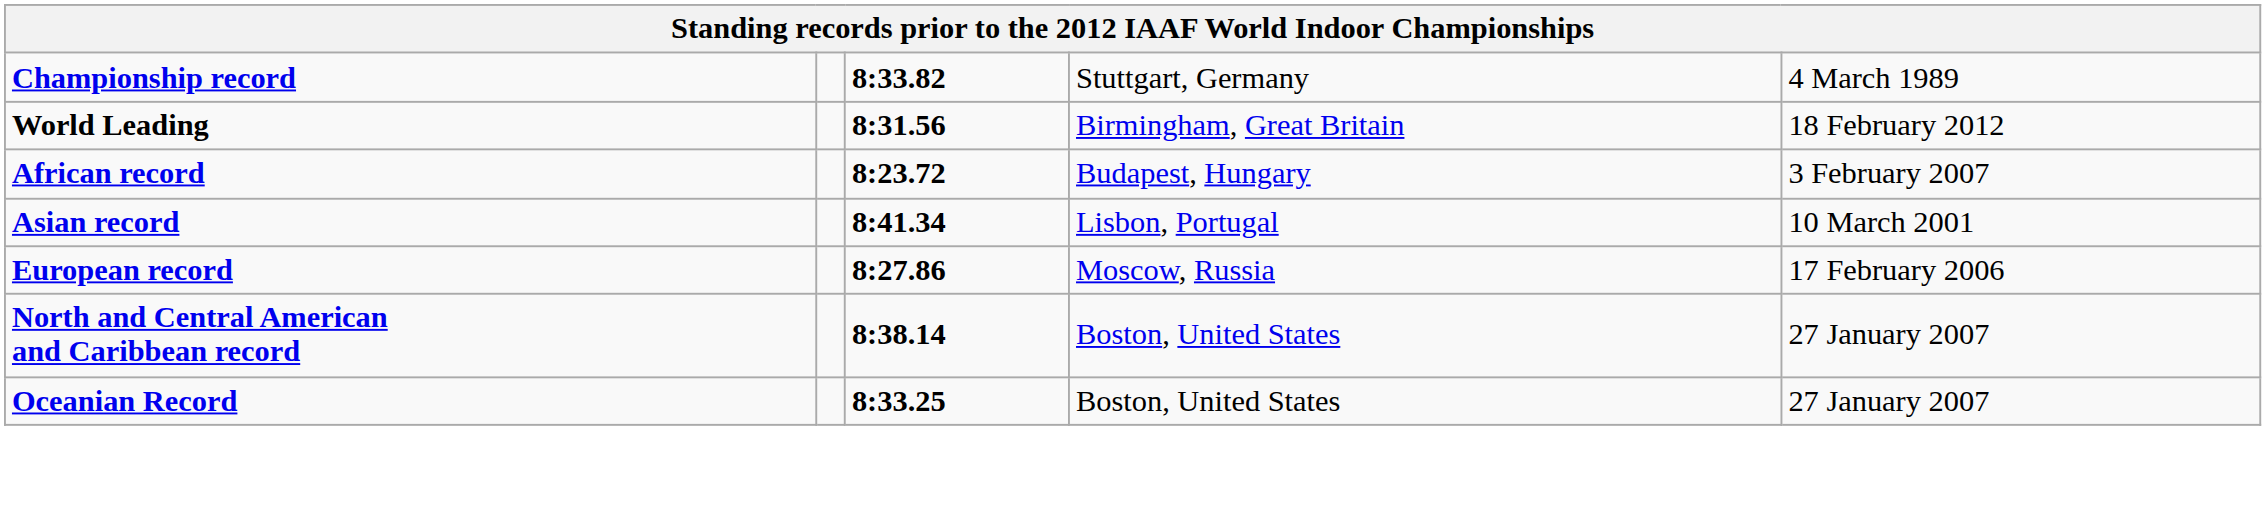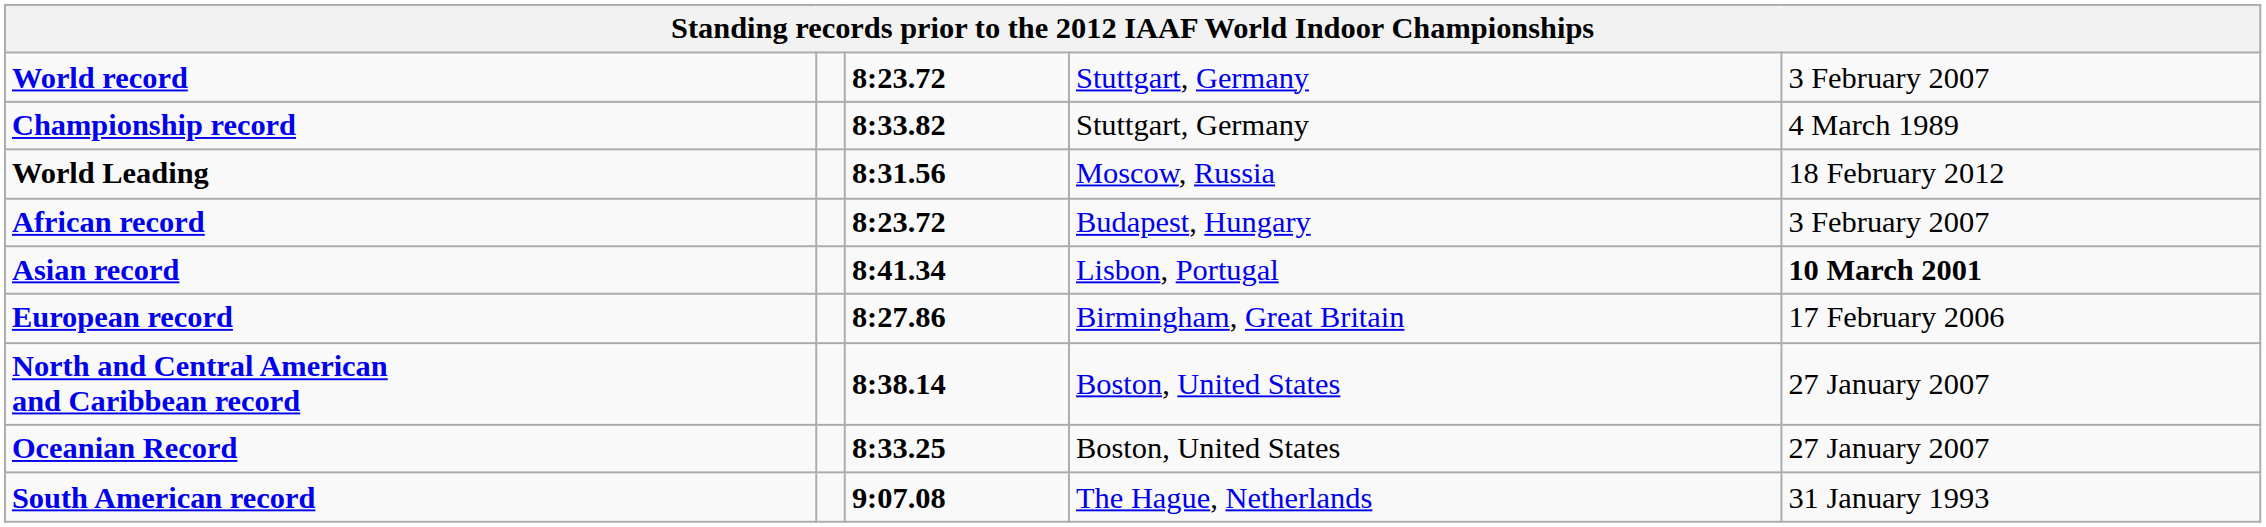+ row: (100, 76)
(1240, 125) Birmingham, Great Britain -> (1176, 173) Moscow, Russia
(1881, 221) normal -> (1885, 269) bold
(1176, 269) Moscow, Russia -> (1240, 317) Birmingham, Great Britain
+ row: (164, 496)
